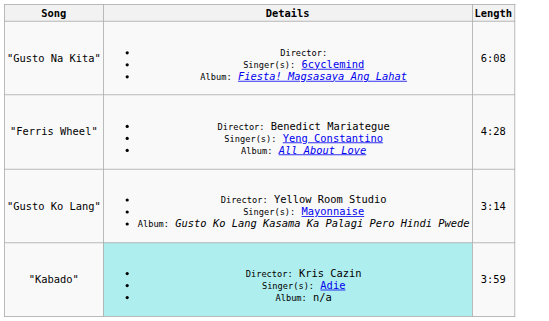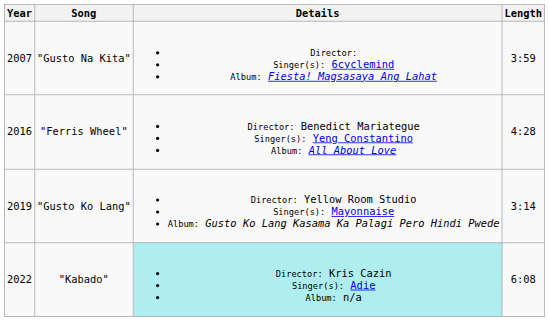+ column: (19, 13)
(493, 58) 6:08 -> (523, 58) 3:59
(493, 279) 3:59 -> (523, 279) 6:08
